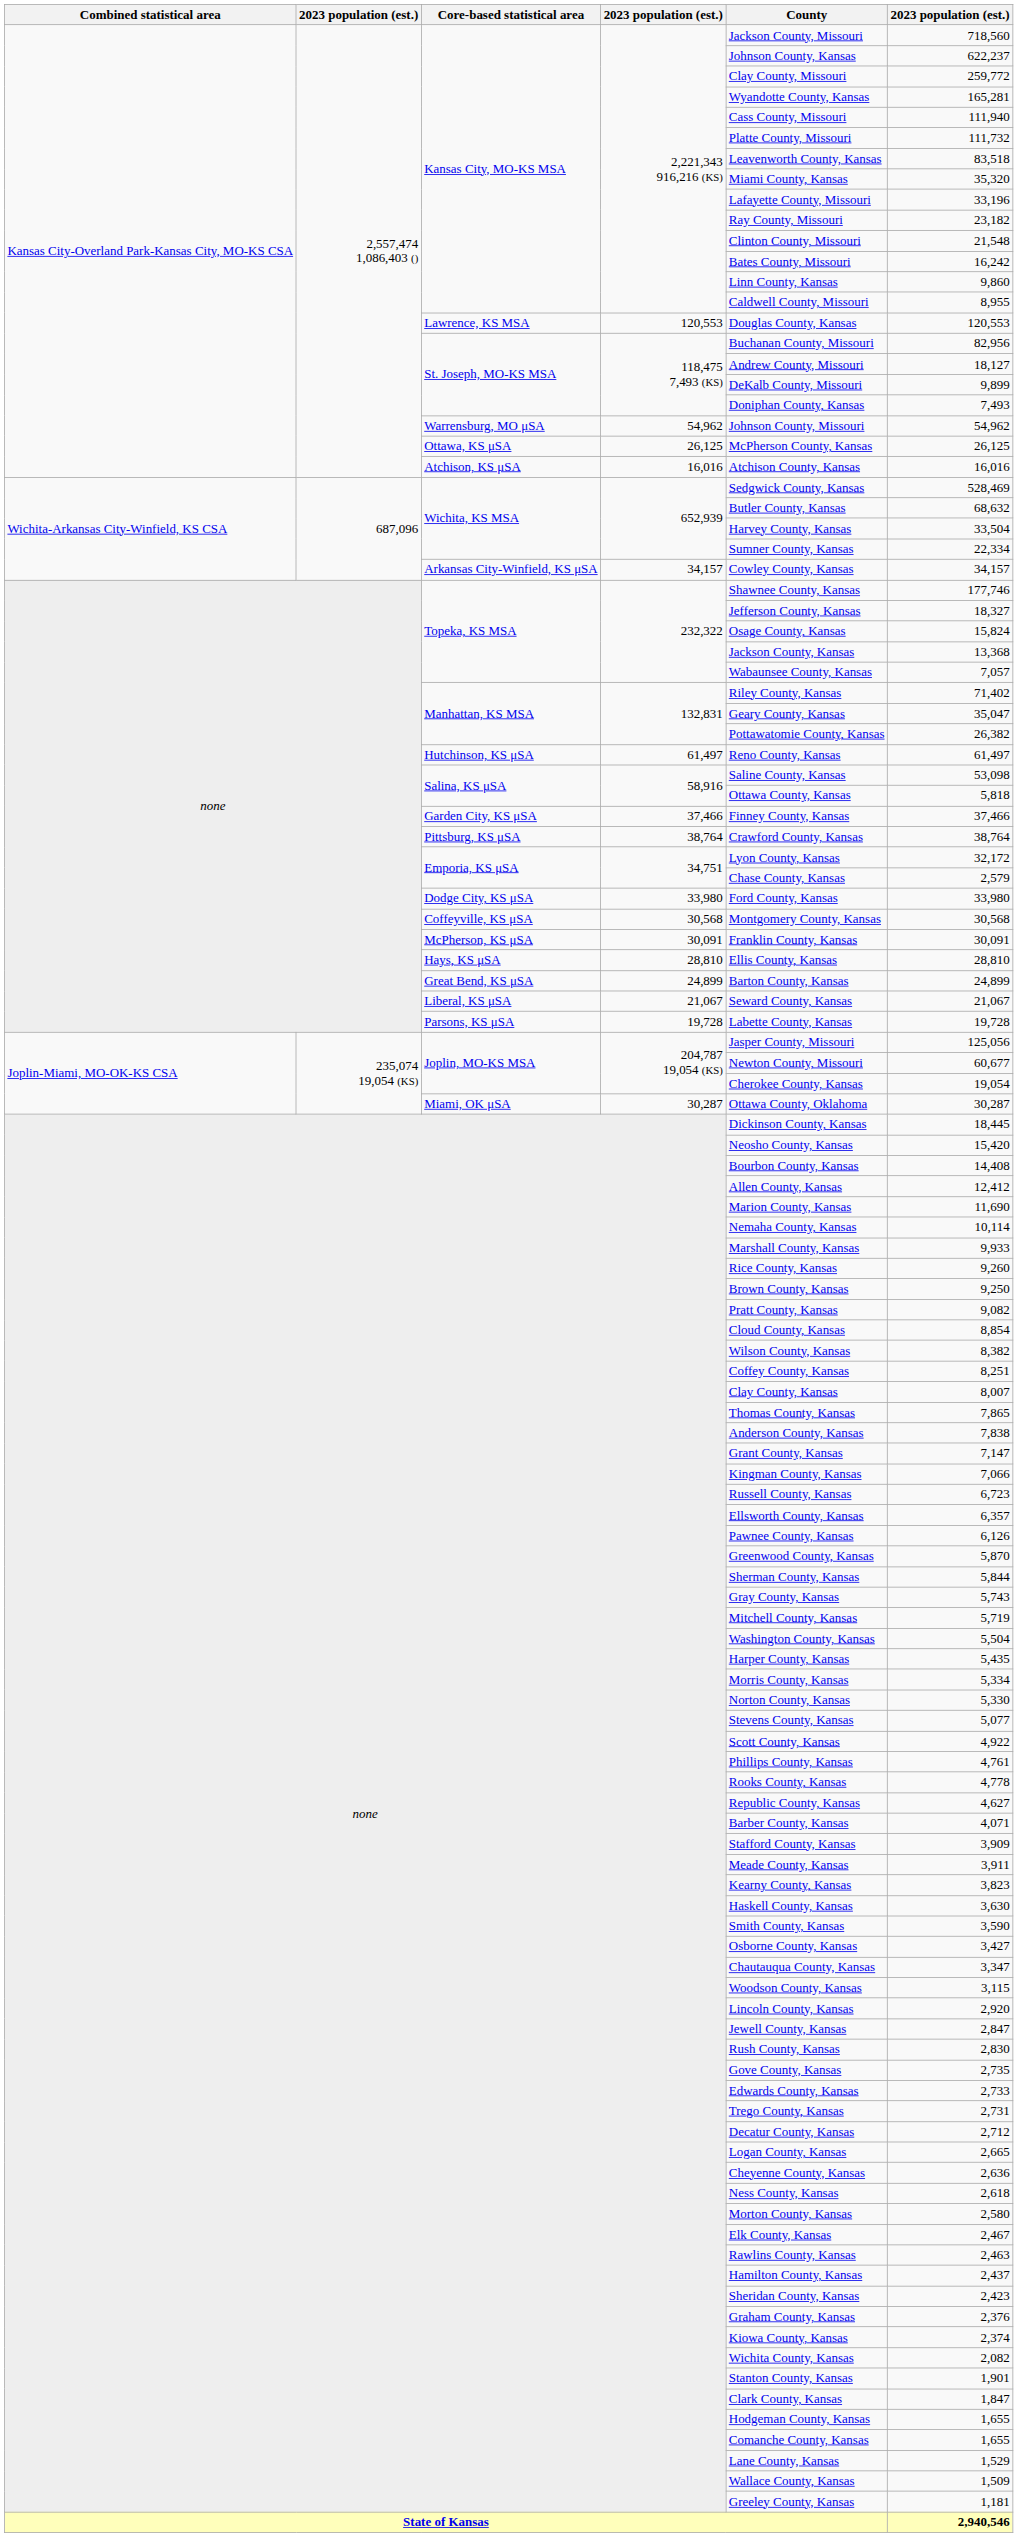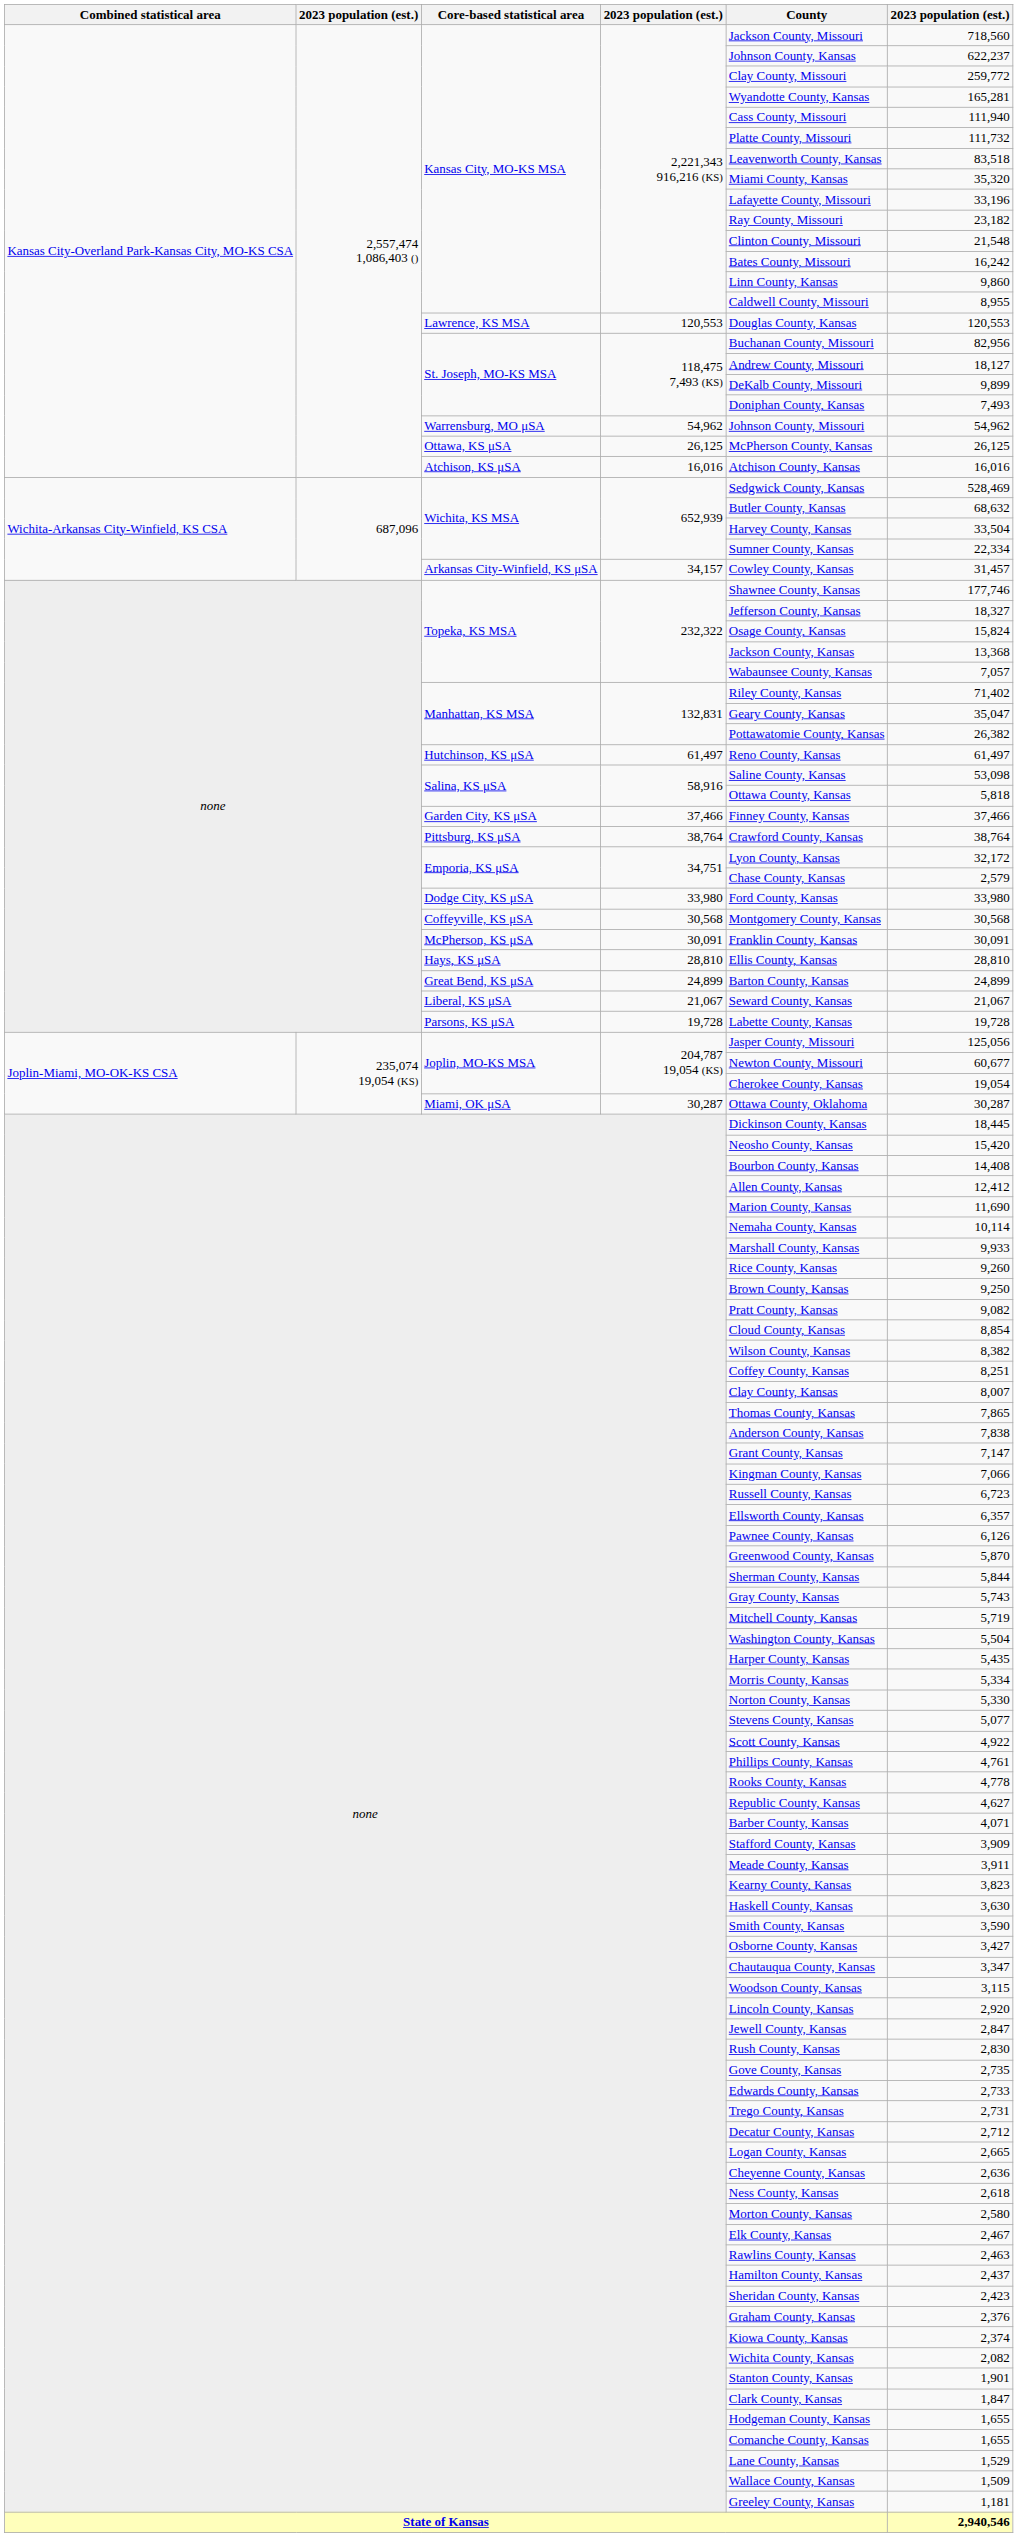(992, 569) 34,157 -> (992, 569) 31,457
